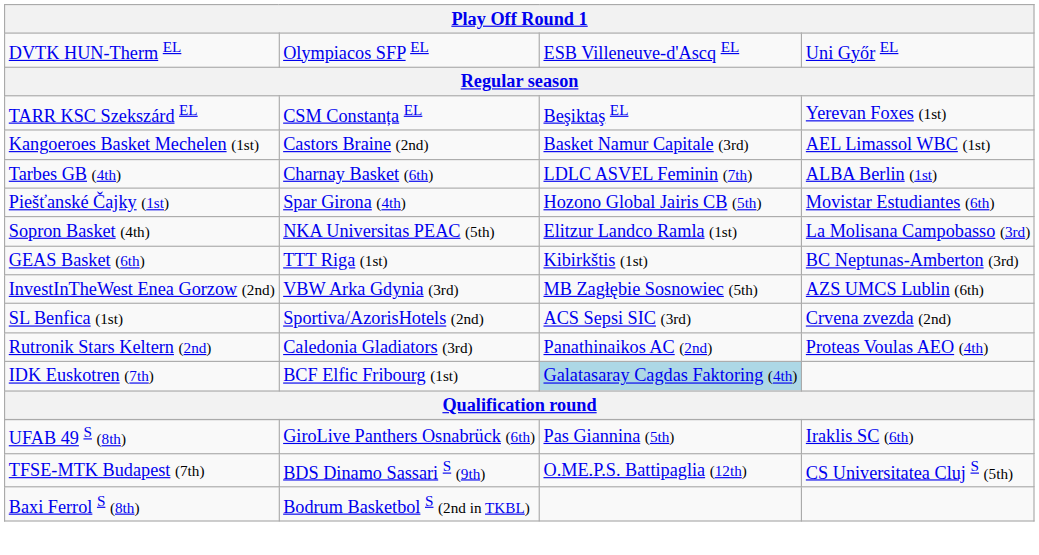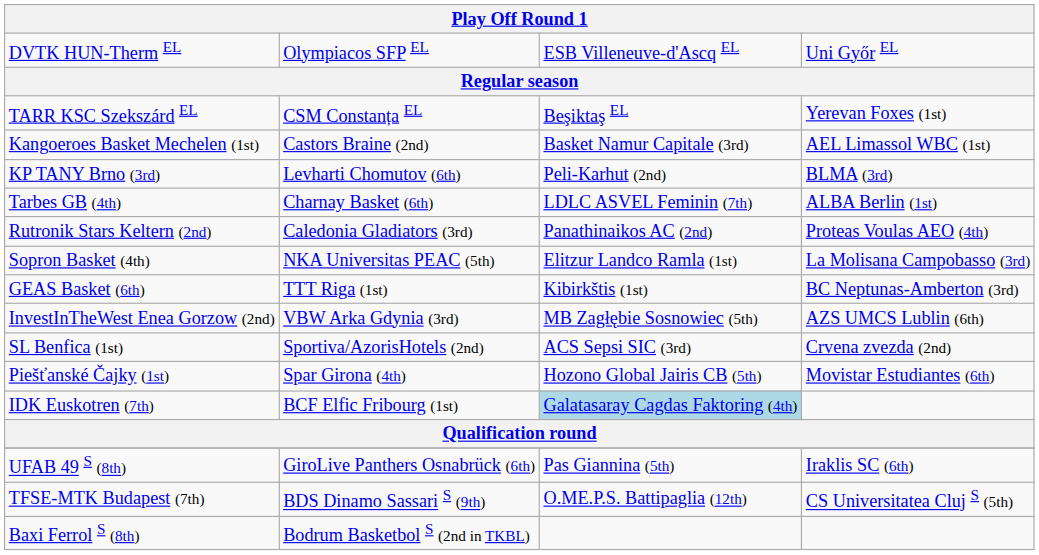+ row: (84, 173)
rows swapped: (110, 347) <-> (89, 202)
